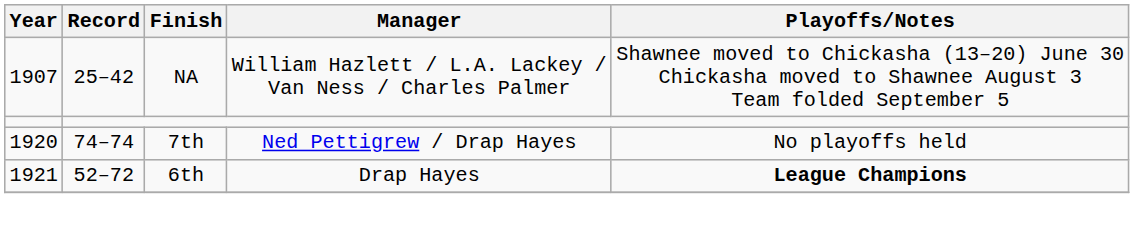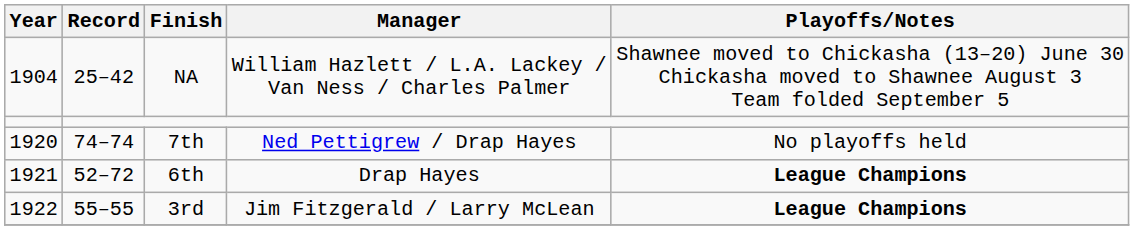(34, 77) 1907 -> (34, 77) 1904
+ row: (186, 209)
